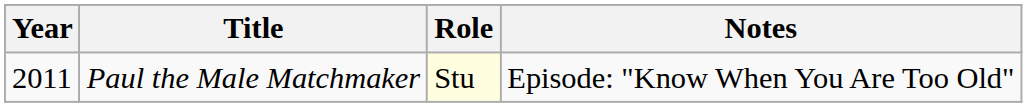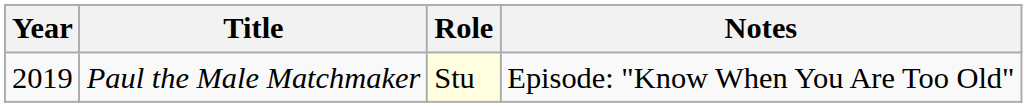(42, 76) 2011 -> (42, 76) 2019
